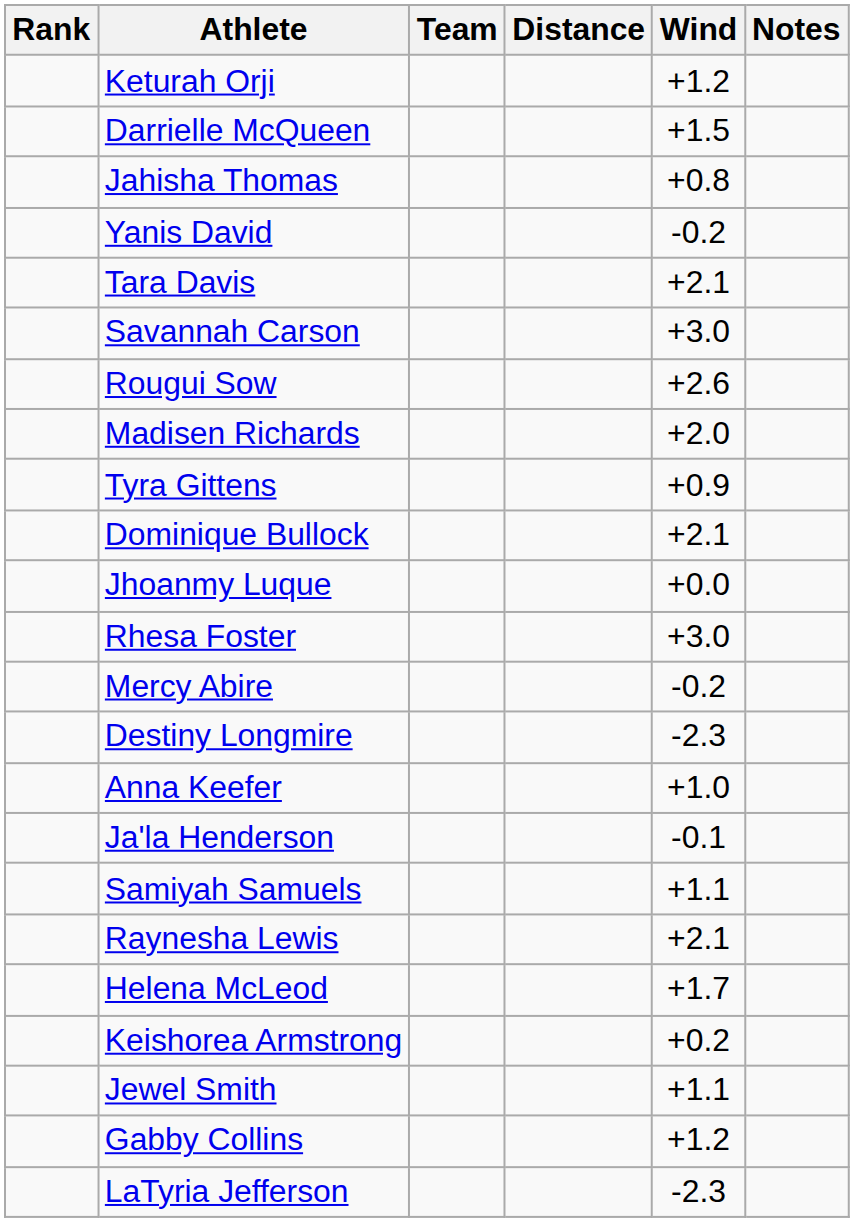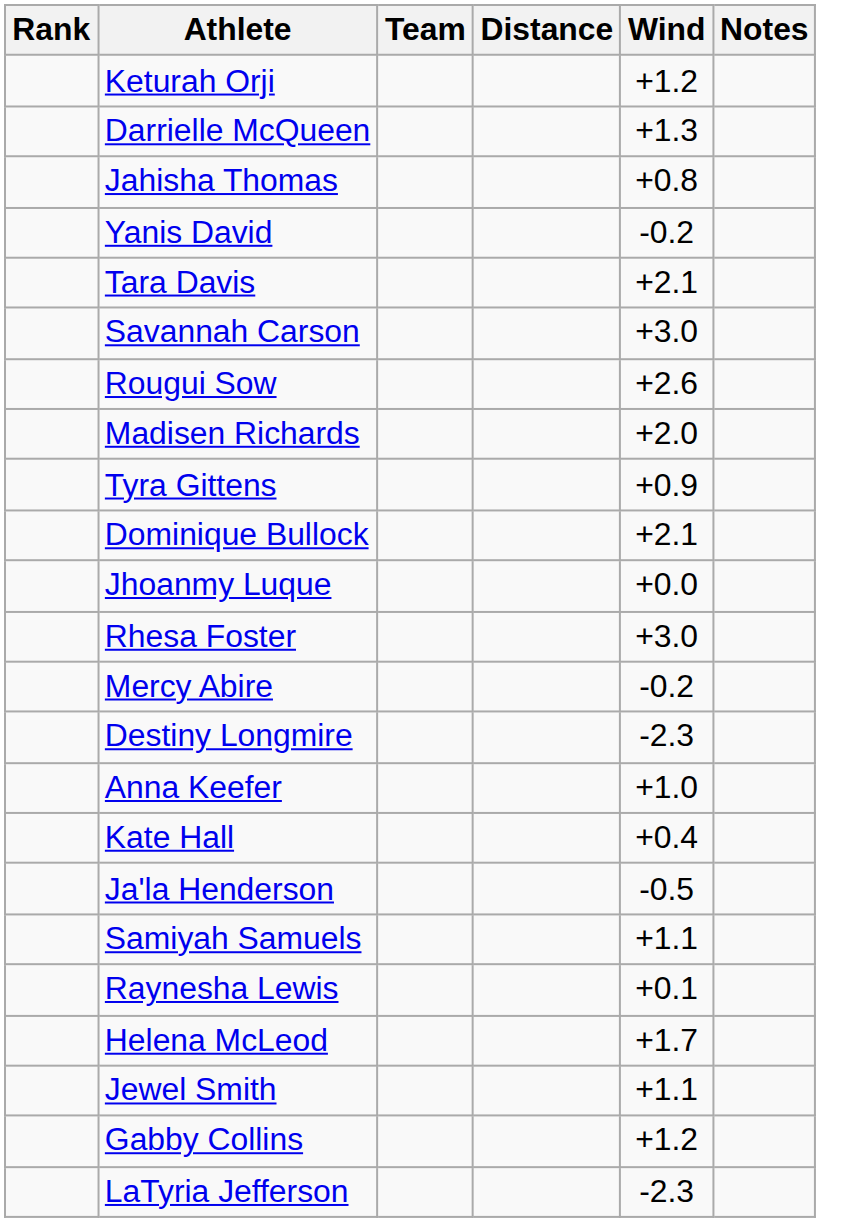(699, 130) +1.5 -> (667, 130) +1.3
+ row: (169, 837)
(699, 837) -0.1 -> (667, 888) -0.5
(699, 938) +2.1 -> (667, 989) +0.1
- row: (254, 1039)
